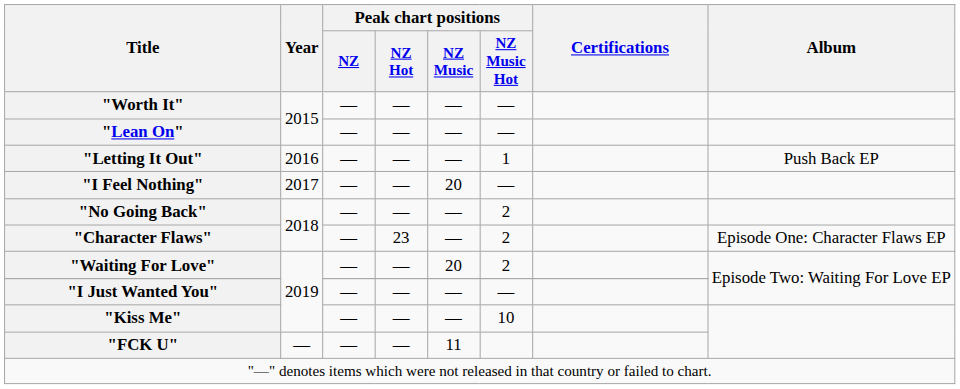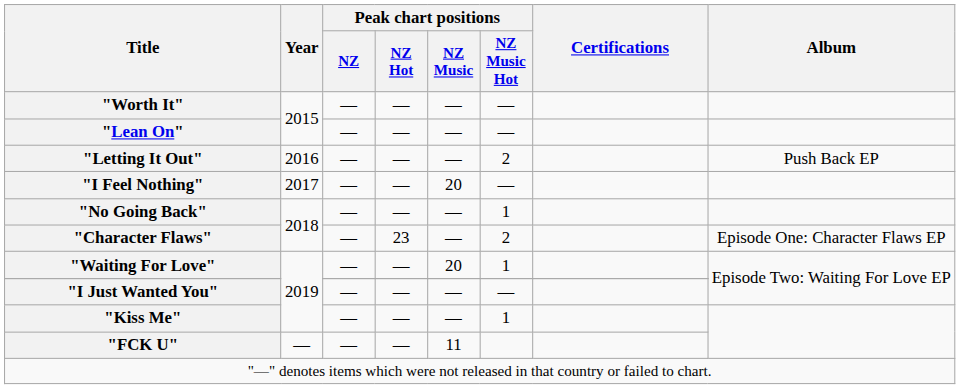(506, 158) 1 -> (506, 158) 2
(506, 211) 2 -> (506, 211) 1
(506, 264) 2 -> (506, 264) 1
(506, 318) 10 -> (506, 318) 1
